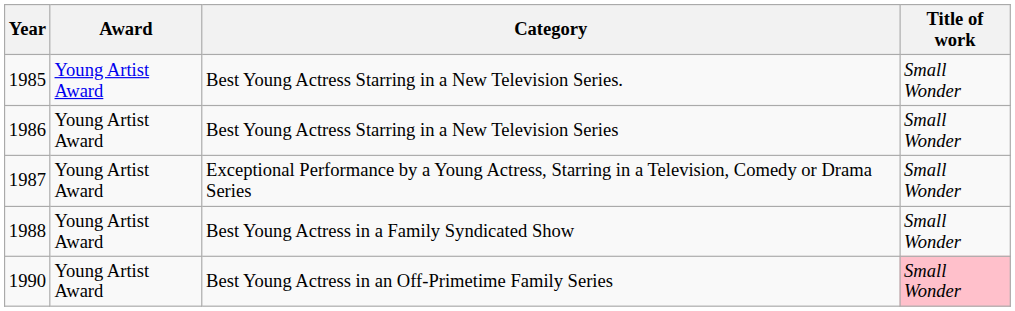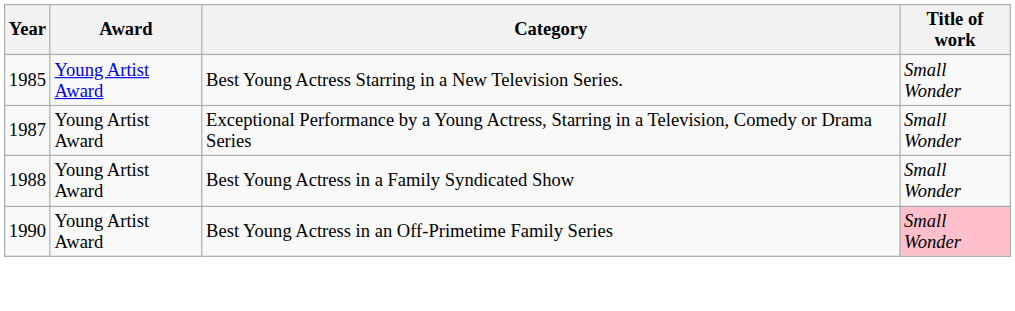- row: (412, 130)
